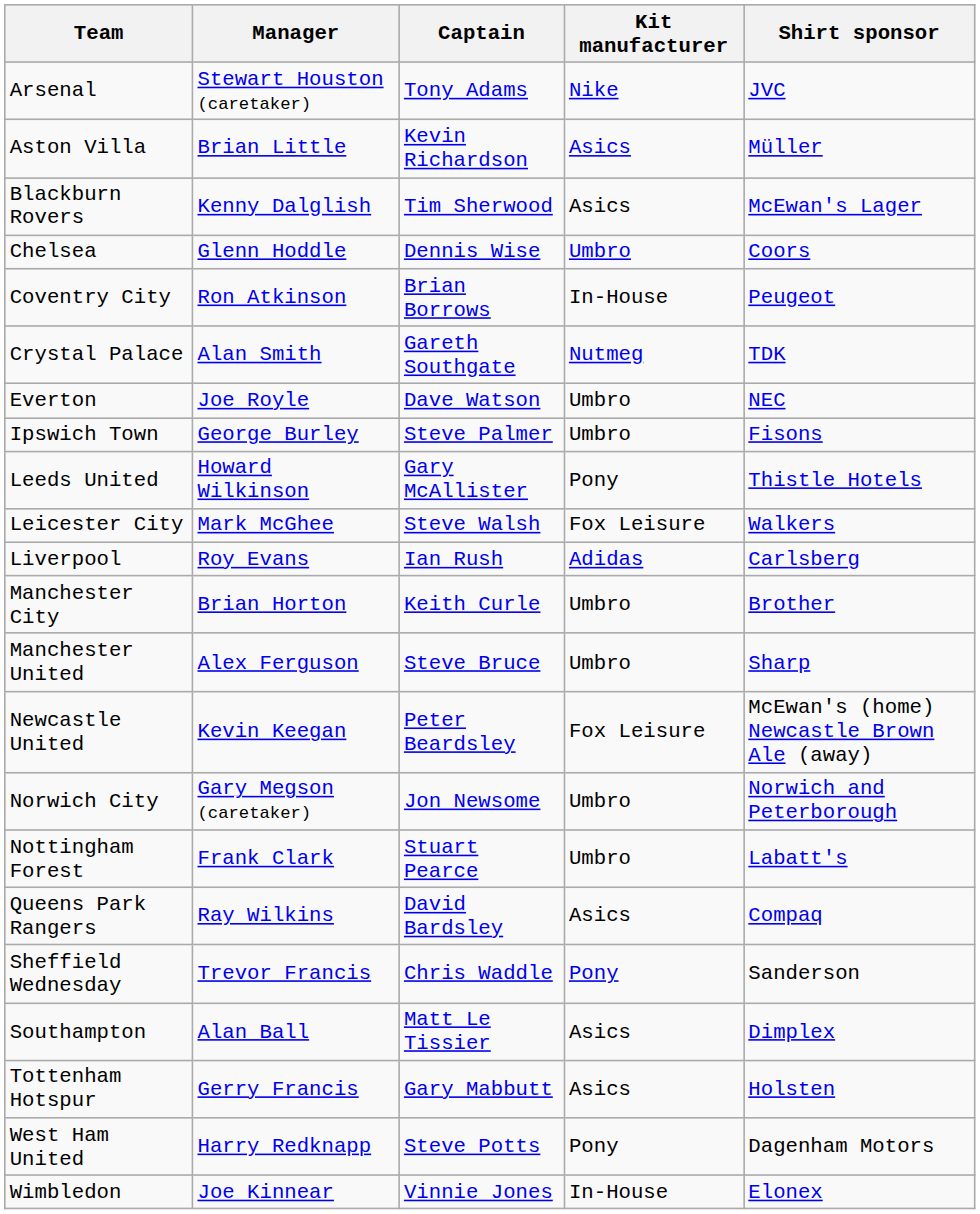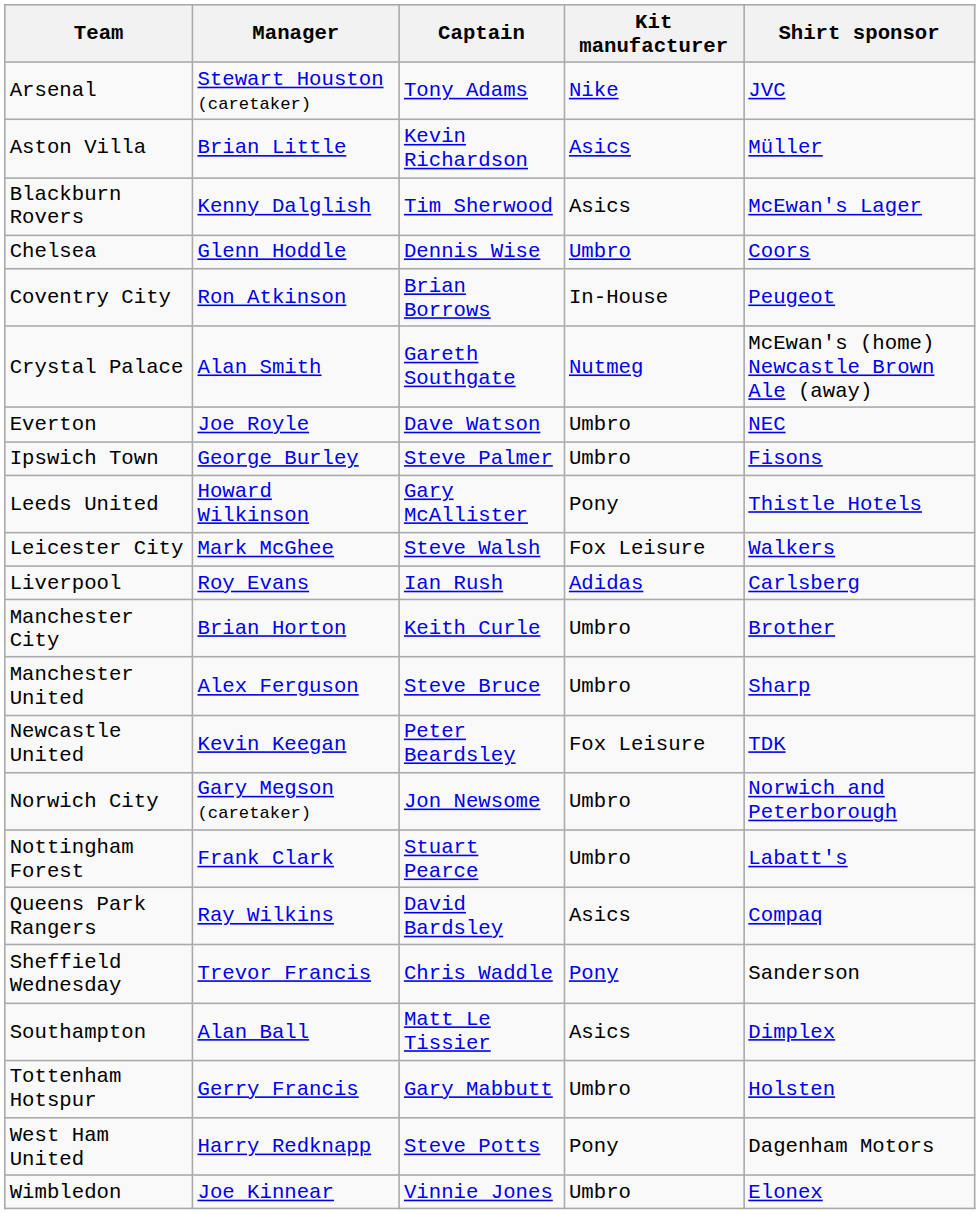(767, 355) TDK -> (841, 367) McEwan's (home) Newcastle Brown Ale (away)
(841, 732) McEwan's (home) Newcastle Brown Ale (away) -> (767, 744) TDK
(600, 1089) Asics -> (600, 1089) Umbro
(619, 1192) In-House -> (600, 1192) Umbro
